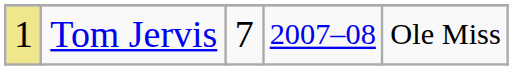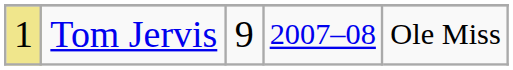(244, 34) 7 -> (244, 34) 9
